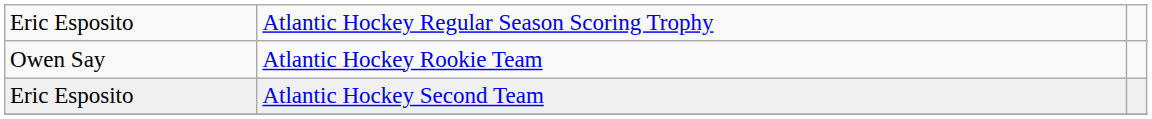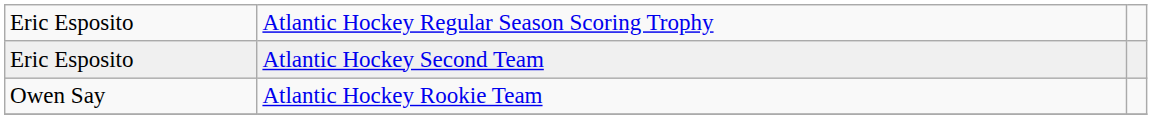rows swapped: (72, 95) <-> (58, 59)
